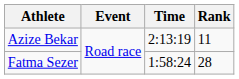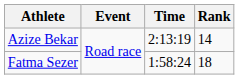(204, 39) 11 -> (205, 39) 14
(205, 63) 28 -> (205, 63) 18
